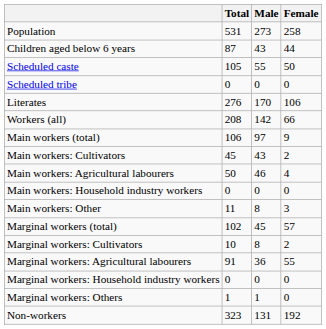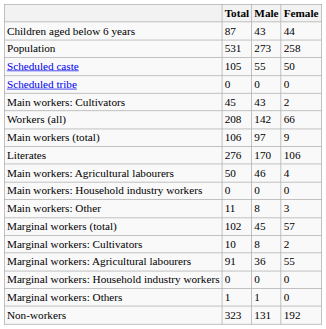rows swapped: (31, 31) <-> (71, 48)
rows swapped: (27, 102) <-> (66, 155)
